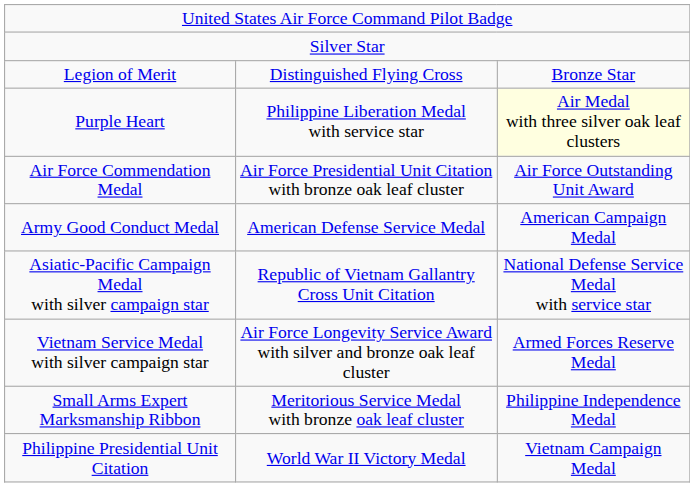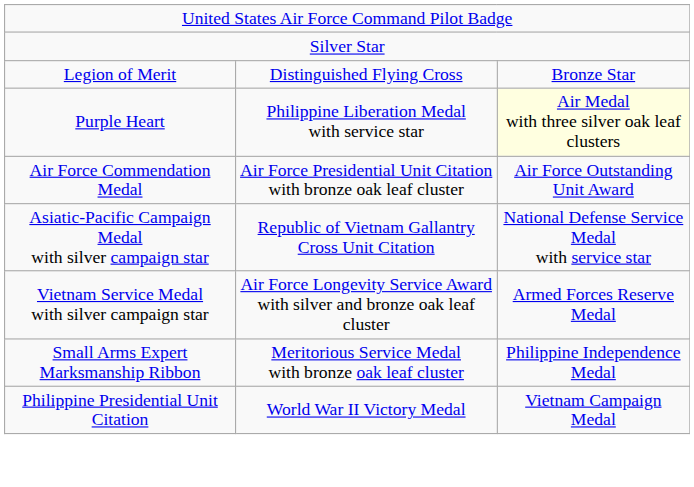- row: (120, 227)
